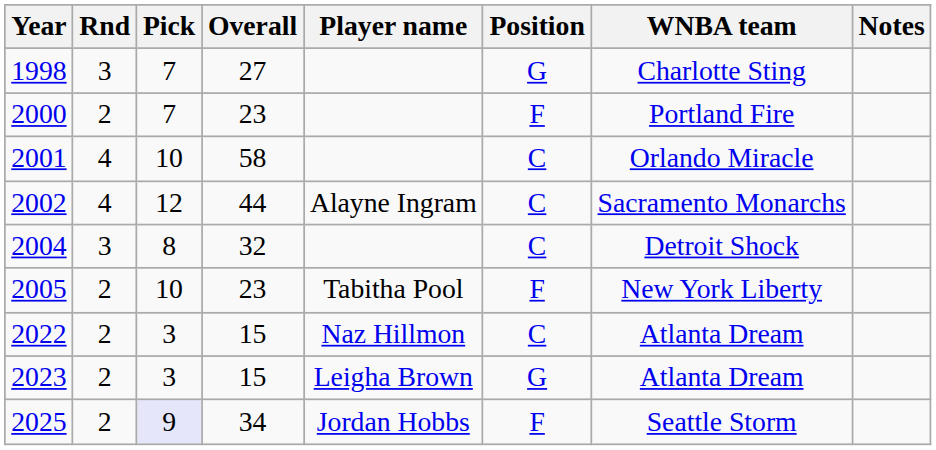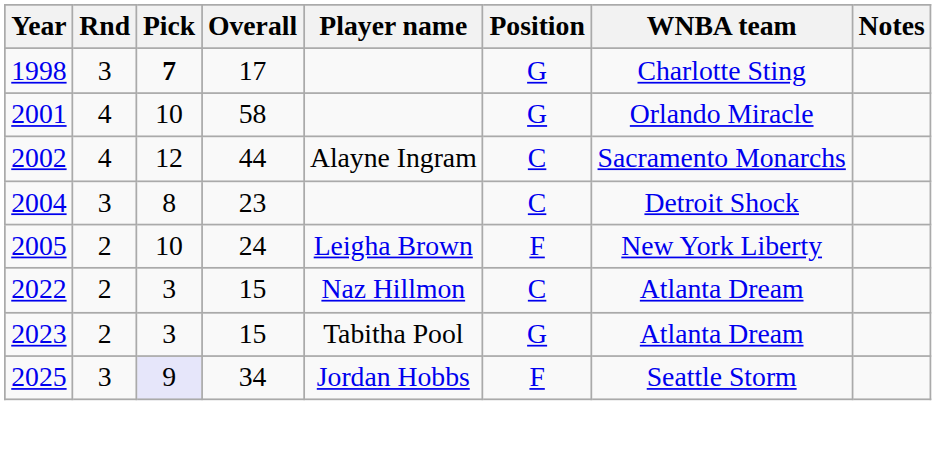(169, 70) normal -> (169, 70) bold
(253, 70) 27 -> (253, 70) 17
- row: (39, 114)
(537, 158) C -> (537, 114) G
(253, 245) 32 -> (253, 202) 23
(253, 289) 23 -> (253, 245) 24
(393, 289) Tabitha Pool -> (393, 245) Leigha Brown
(393, 377) Leigha Brown -> (393, 333) Tabitha Pool
(105, 421) 2 -> (105, 377) 3
